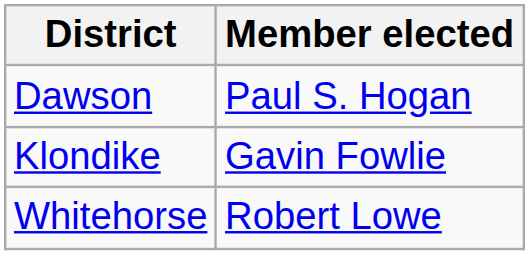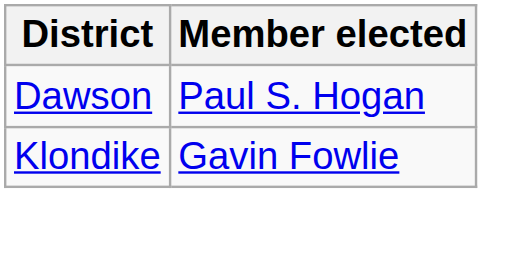- row: (111, 216)
